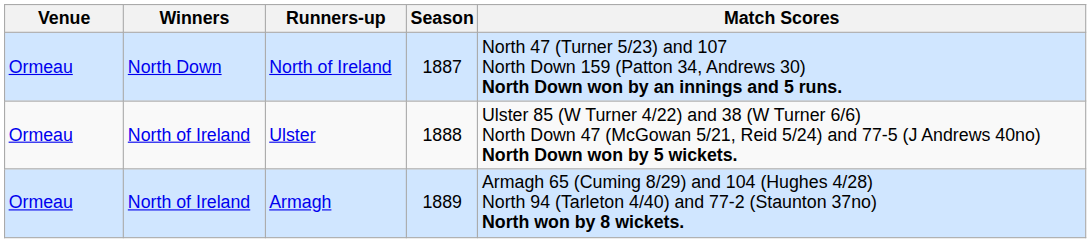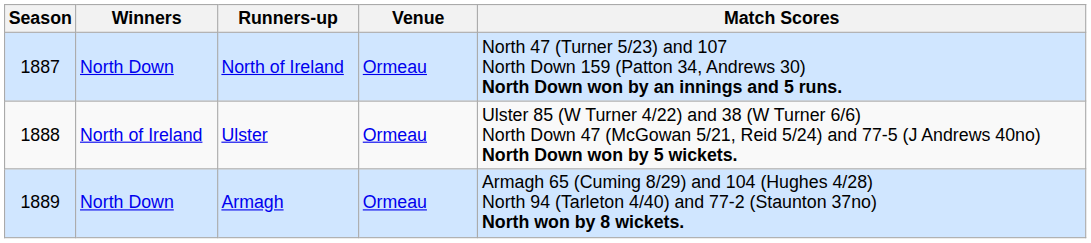columns swapped: (442, 18) <-> (64, 18)
(189, 202) North of Ireland -> (127, 202) North Down
